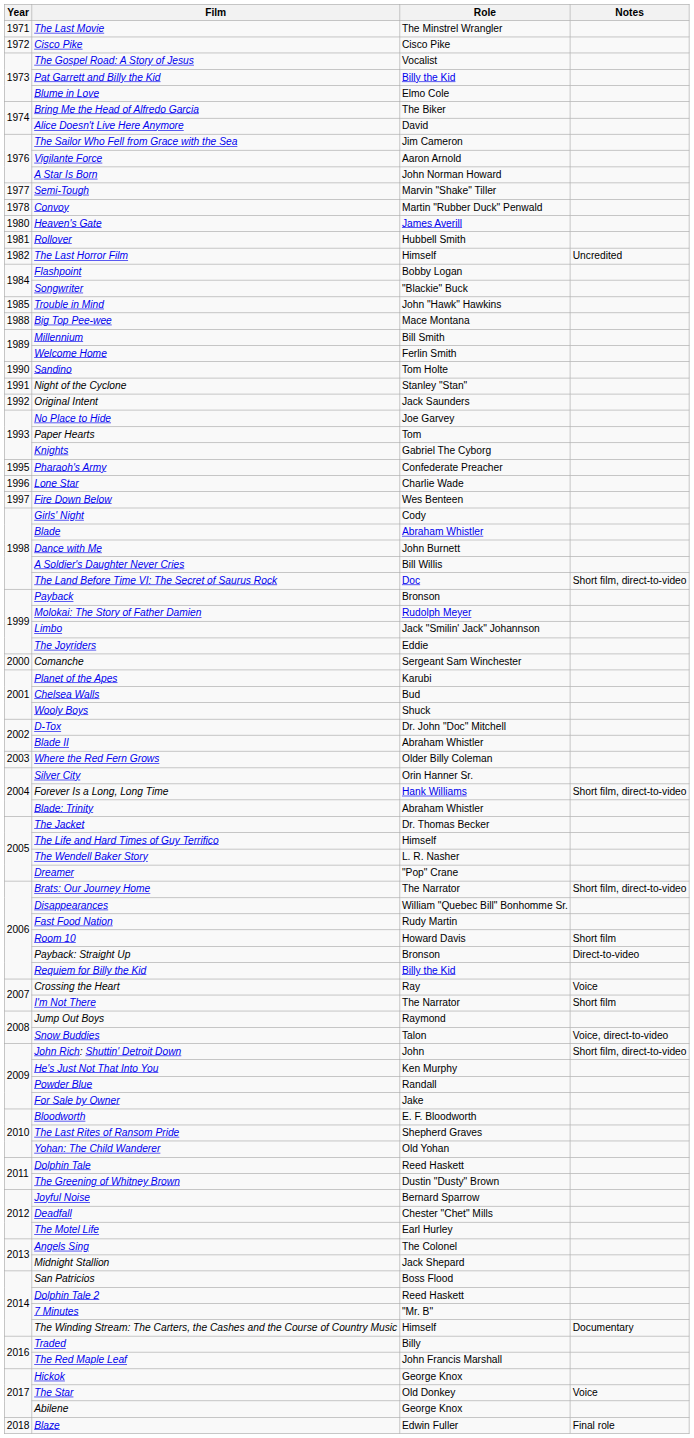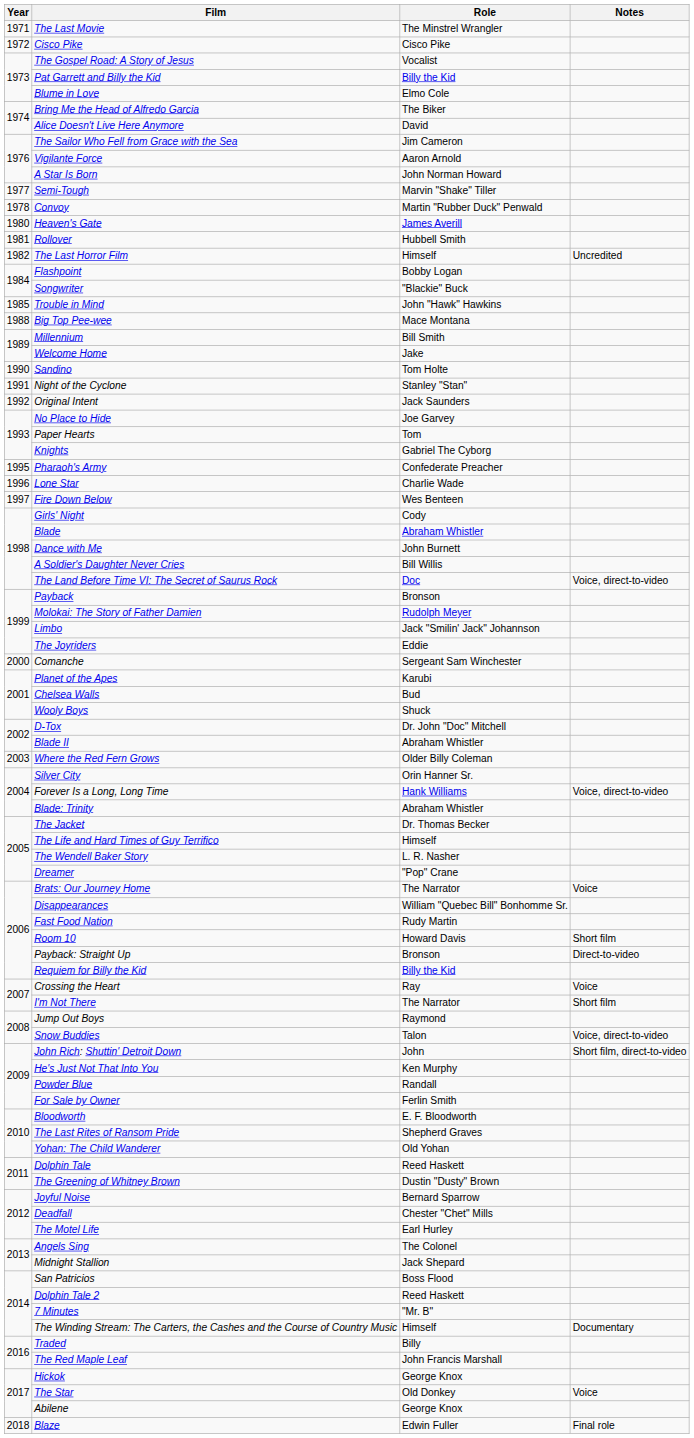(429, 353) Ferlin Smith -> (413, 353) Jake
(630, 581) Short film, direct-to-video -> (620, 581) Voice, direct-to-video
(630, 792) Short film, direct-to-video -> (620, 792) Voice, direct-to-video
(630, 889) Short film, direct-to-video -> (585, 889) Voice
(413, 1100) Jake -> (429, 1100) Ferlin Smith
